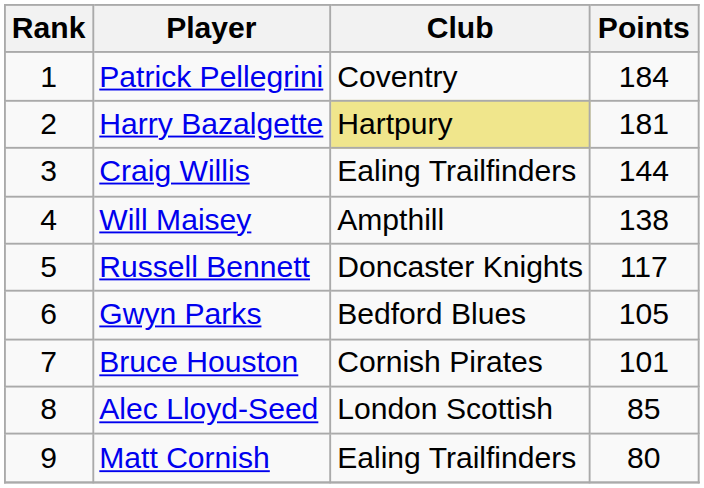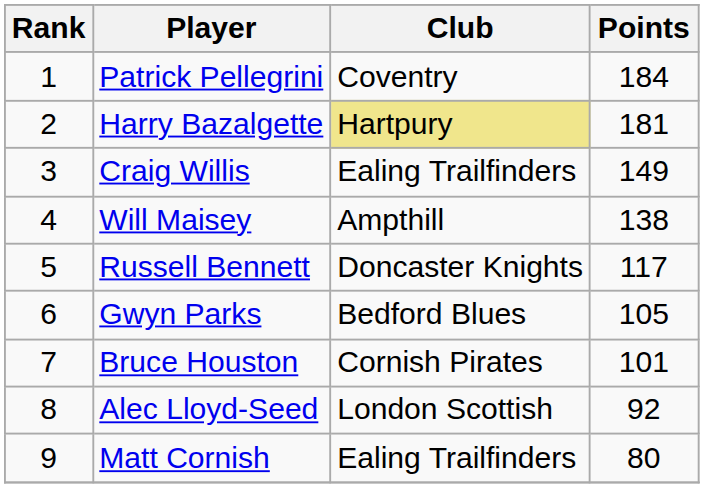(644, 171) 144 -> (644, 171) 149
(644, 409) 85 -> (644, 409) 92
